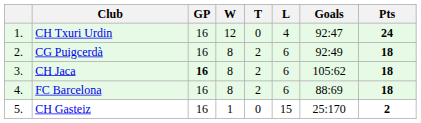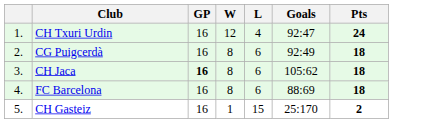- column: (258, 14)
